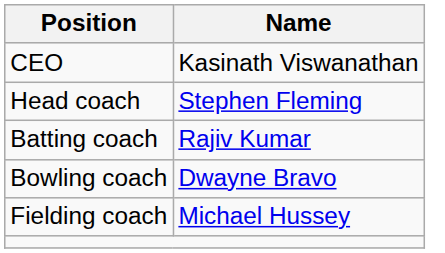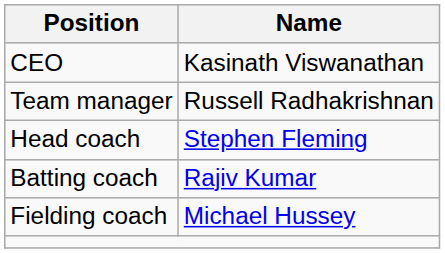+ row: (91, 100)
- row: (89, 178)
